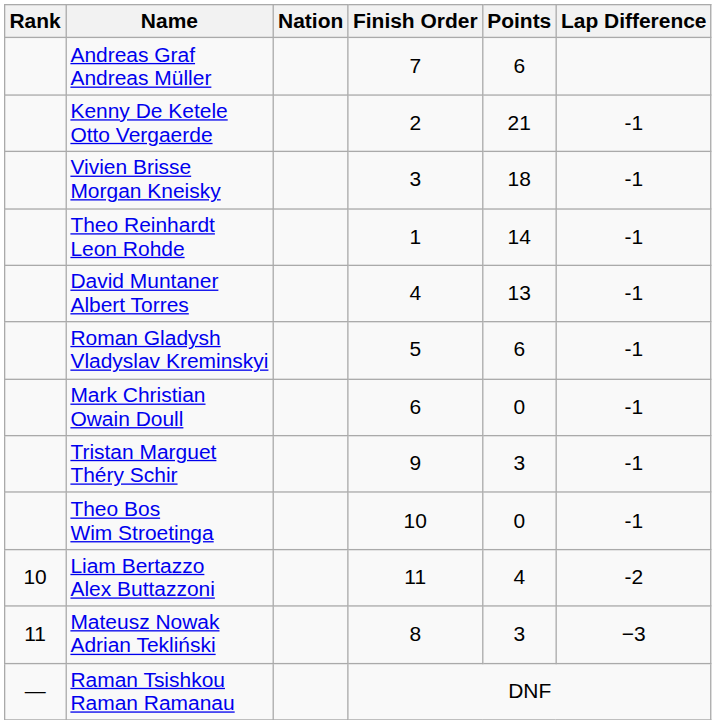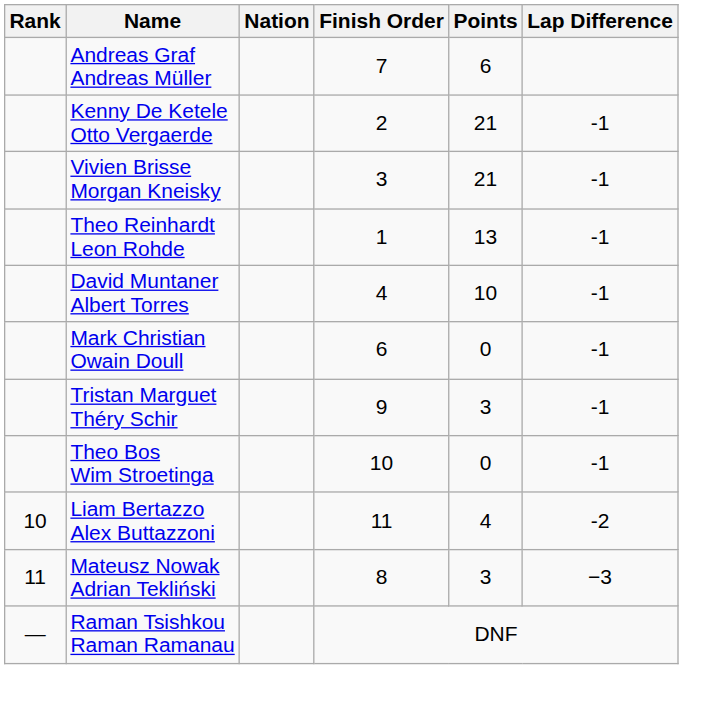(519, 179) 18 -> (486, 179) 21
(519, 236) 14 -> (486, 236) 13
(519, 293) 13 -> (486, 293) 10
- row: (169, 350)
